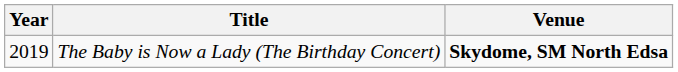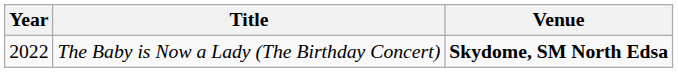(29, 51) 2019 -> (29, 51) 2022
